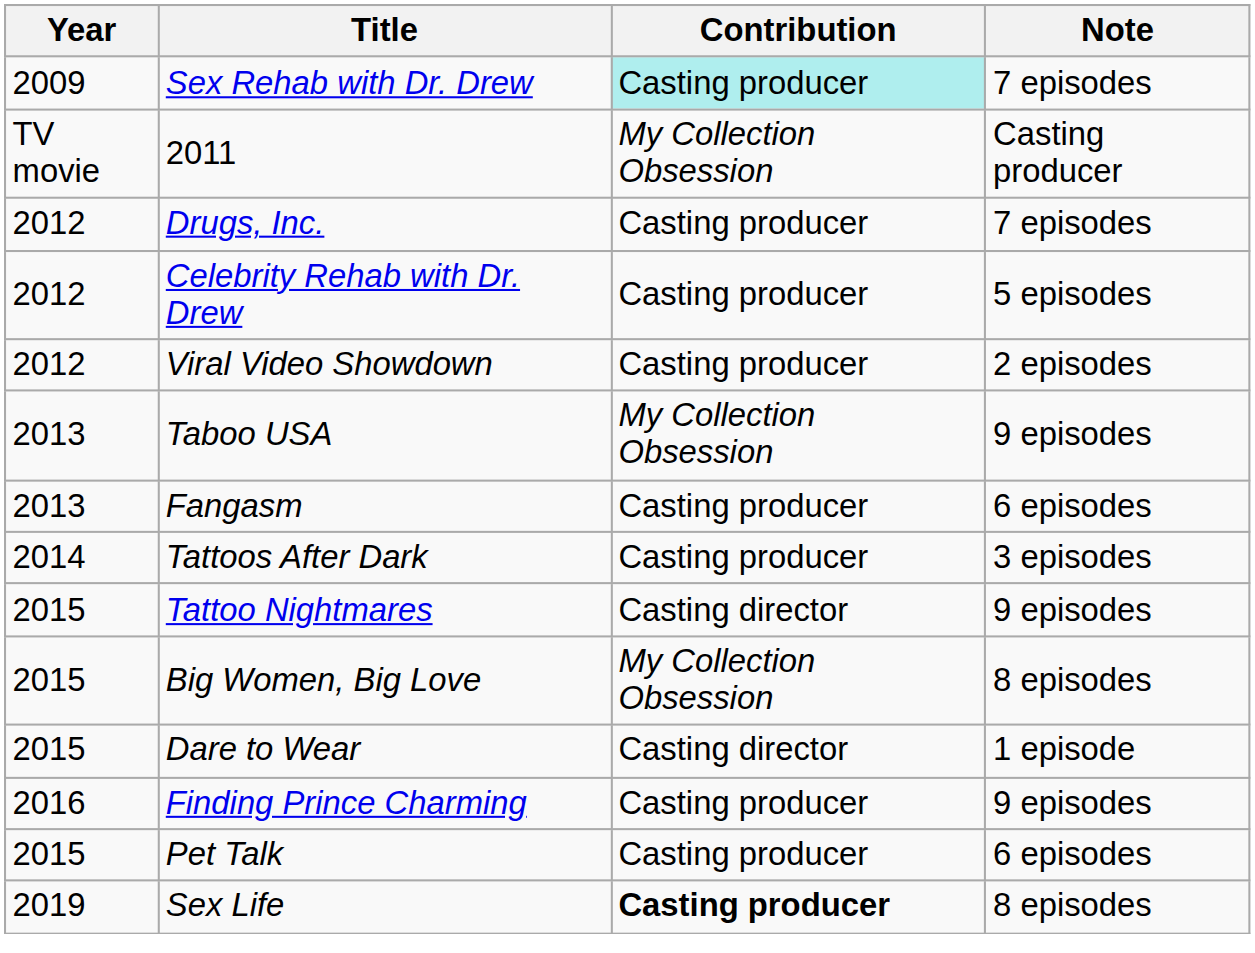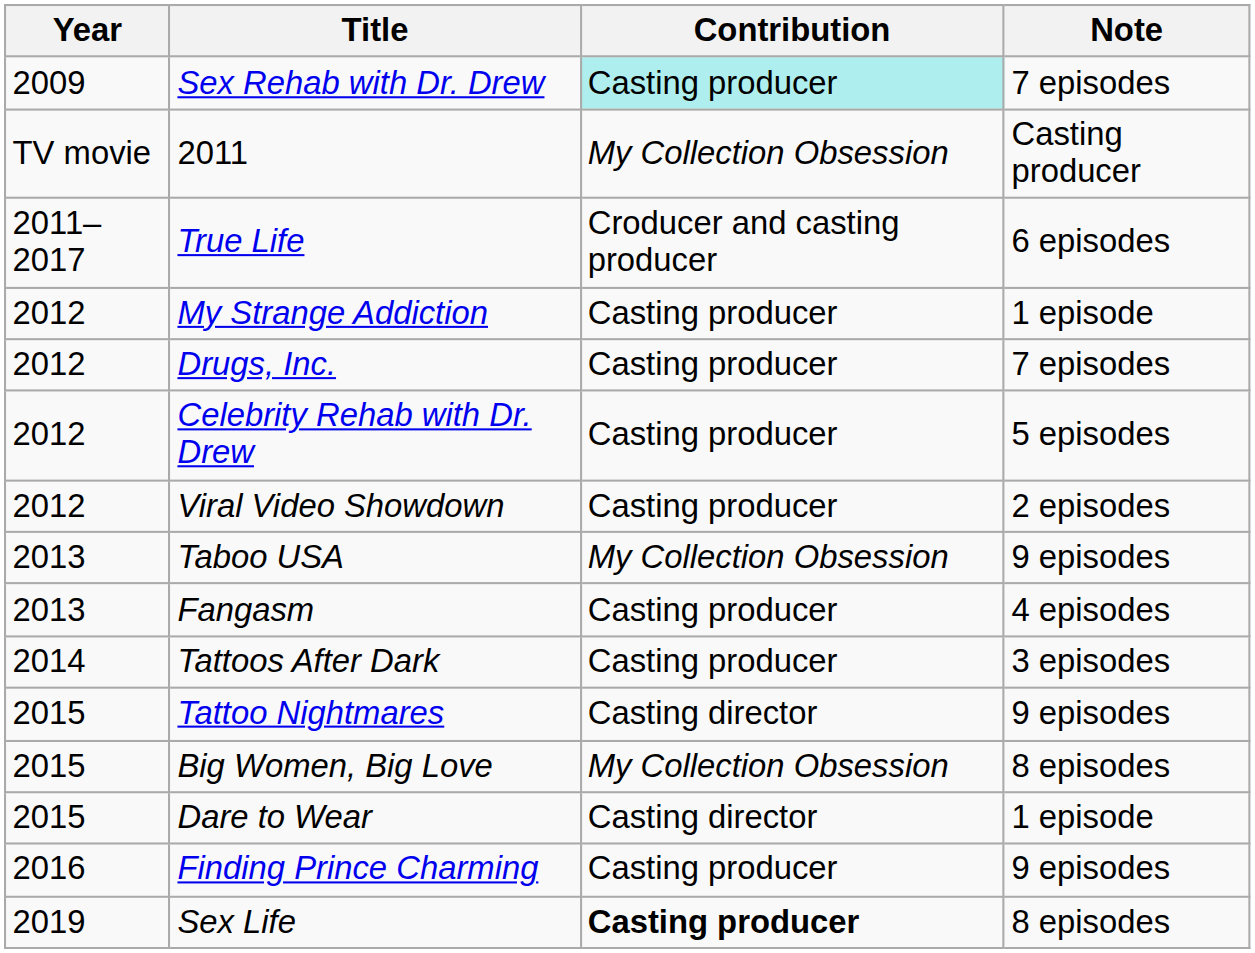+ row: (241, 241)
+ row: (333, 312)
(1072, 505) 6 episodes -> (1091, 609) 4 episodes
- row: (224, 854)
